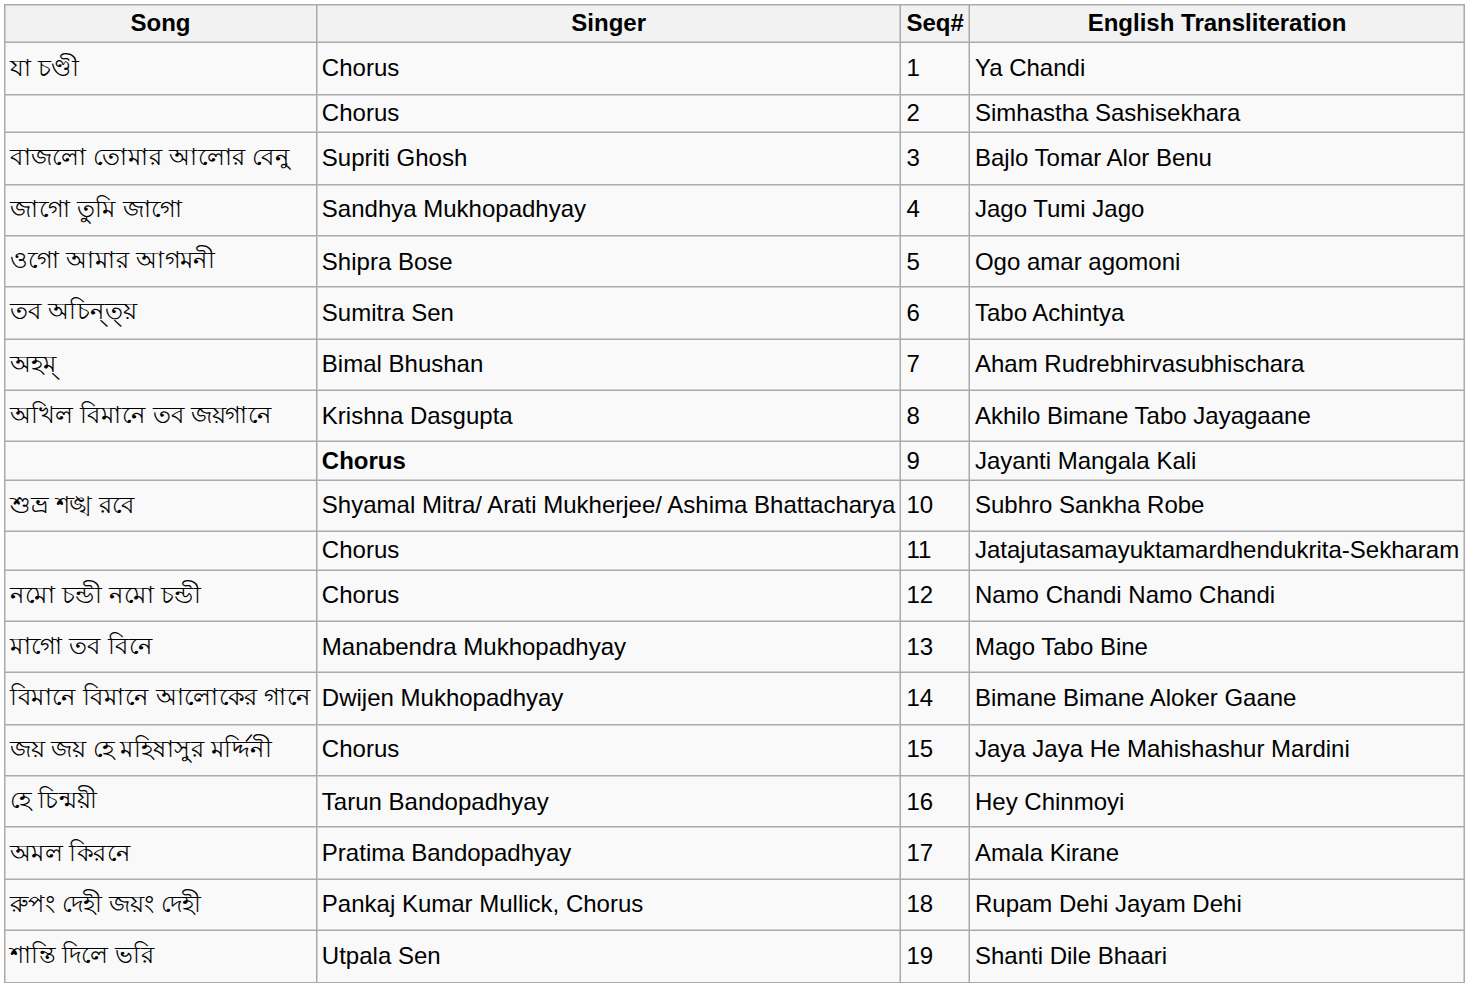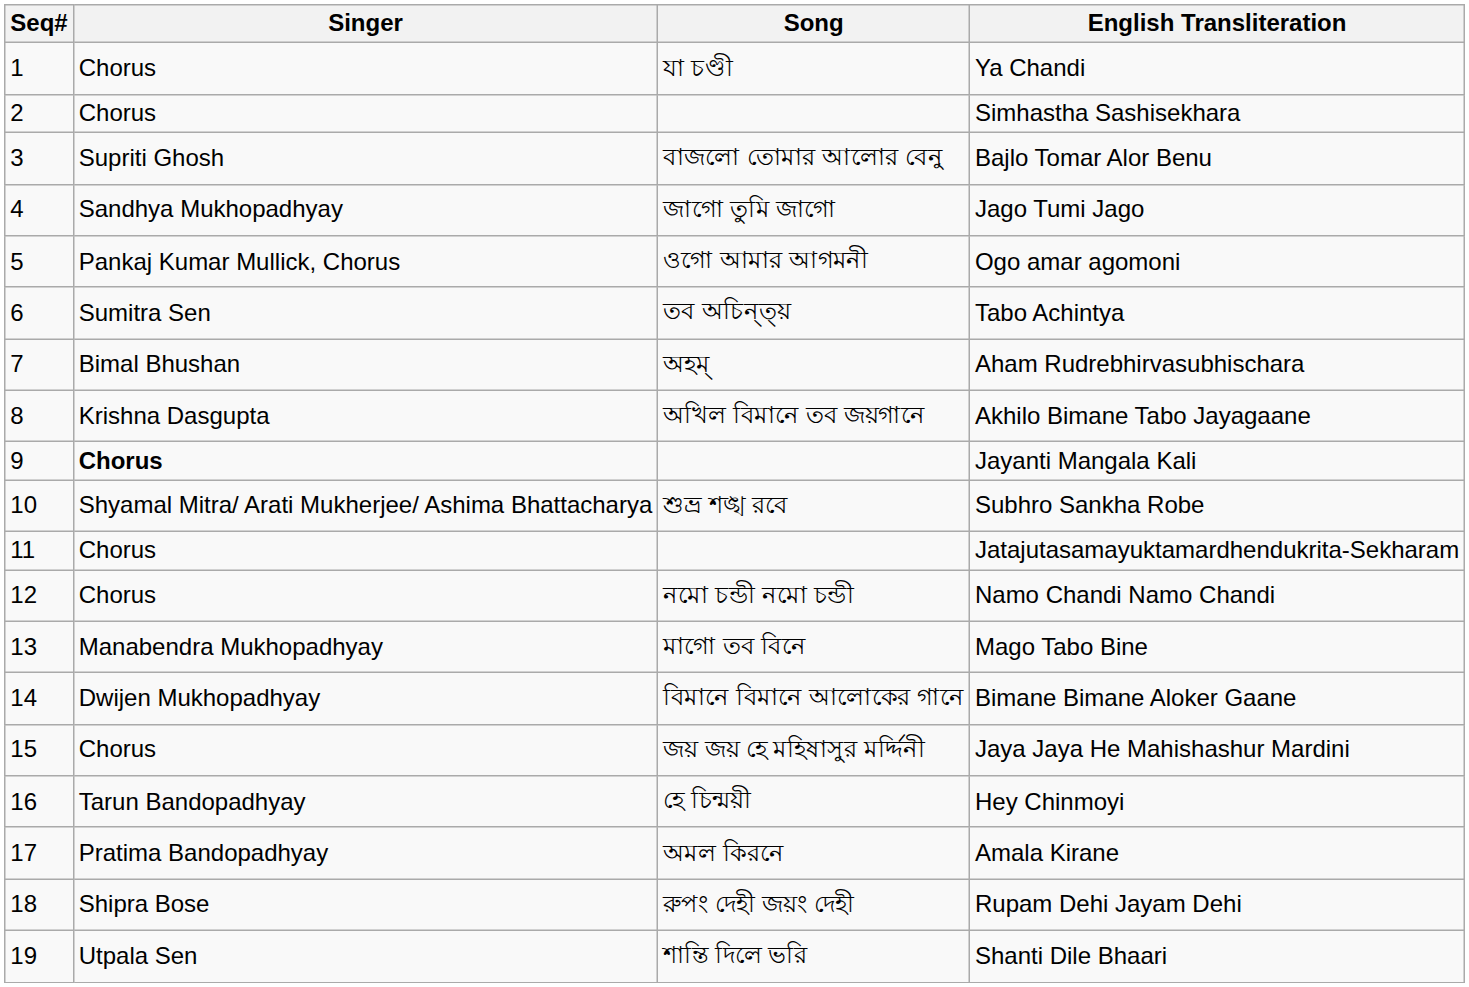columns swapped: (935, 23) <-> (161, 23)
(387, 261) Shipra Bose -> (239, 261) Pankaj Kumar Mullick, Chorus
(483, 904) Pankaj Kumar Mullick, Chorus -> (144, 904) Shipra Bose
